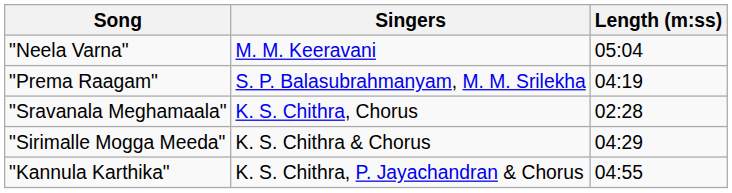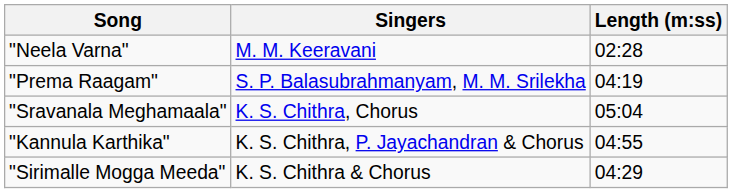(619, 51) 05:04 -> (619, 51) 02:28
(619, 112) 02:28 -> (619, 112) 05:04
rows swapped: (89, 173) <-> (117, 142)
